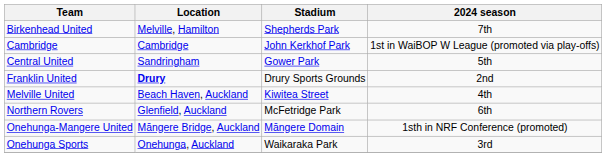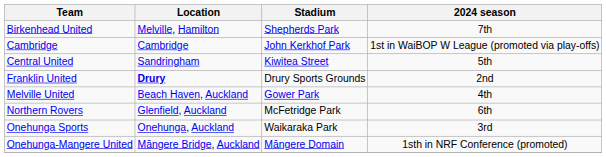(292, 62) Gower Park -> (296, 62) Kiwitea Street
(296, 95) Kiwitea Street -> (292, 95) Gower Park
rows swapped: (70, 128) <-> (47, 144)
